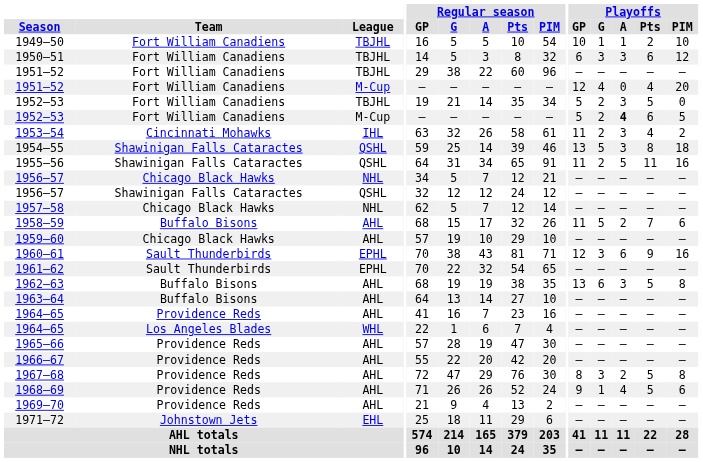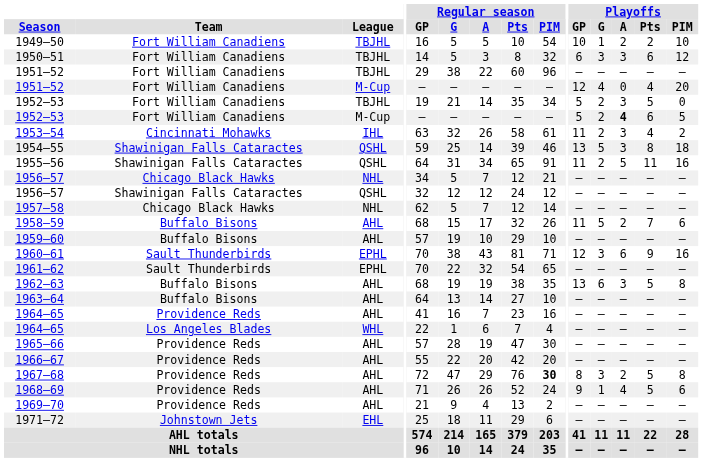(623, 42) 1 -> (623, 42) 2
(209, 239) Chicago Black Hawks -> (209, 239) Buffalo Bisons
(550, 375) normal -> (550, 375) bold
